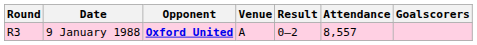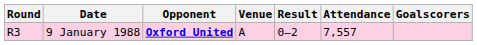(340, 32) 8,557 -> (340, 32) 7,557
